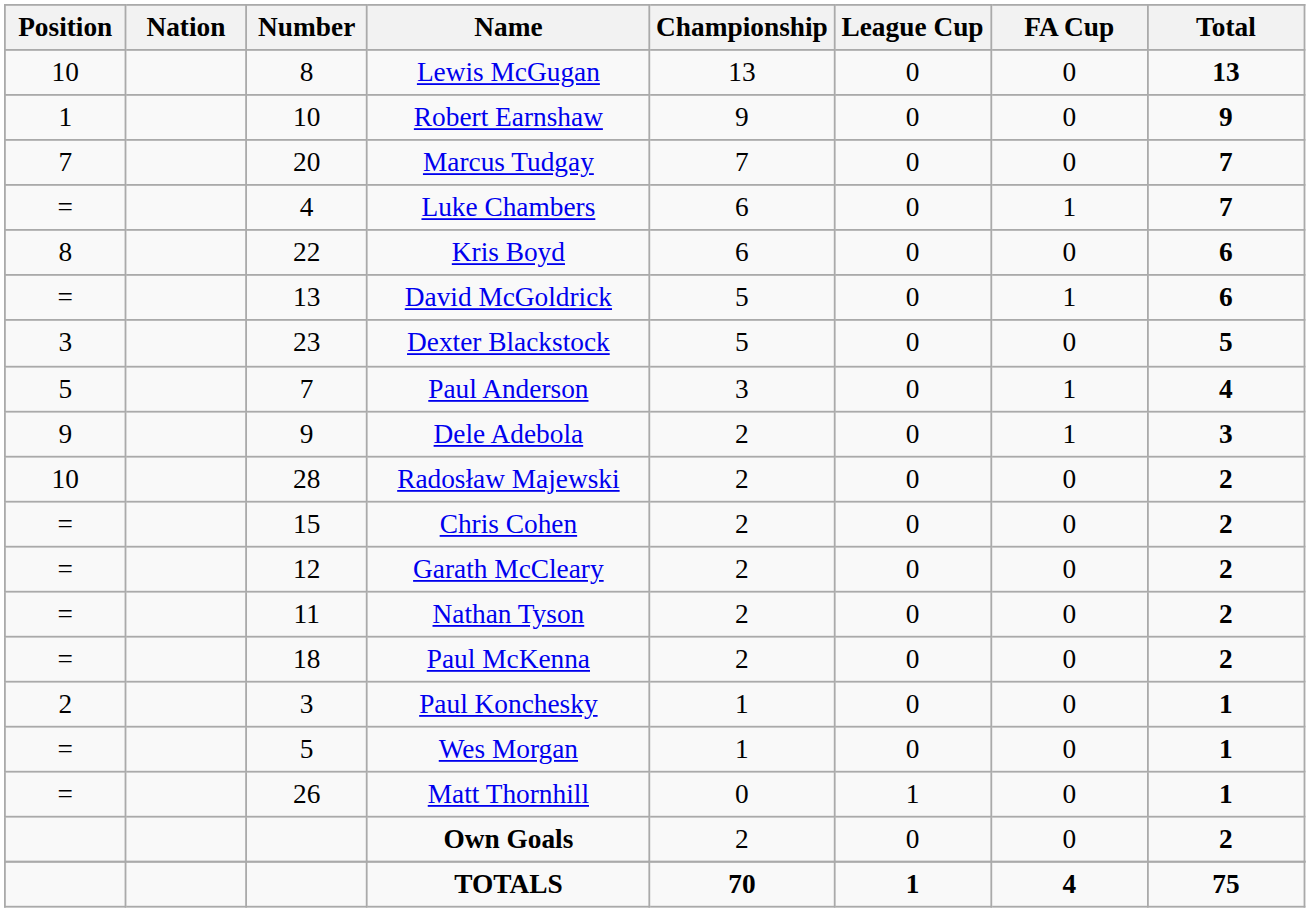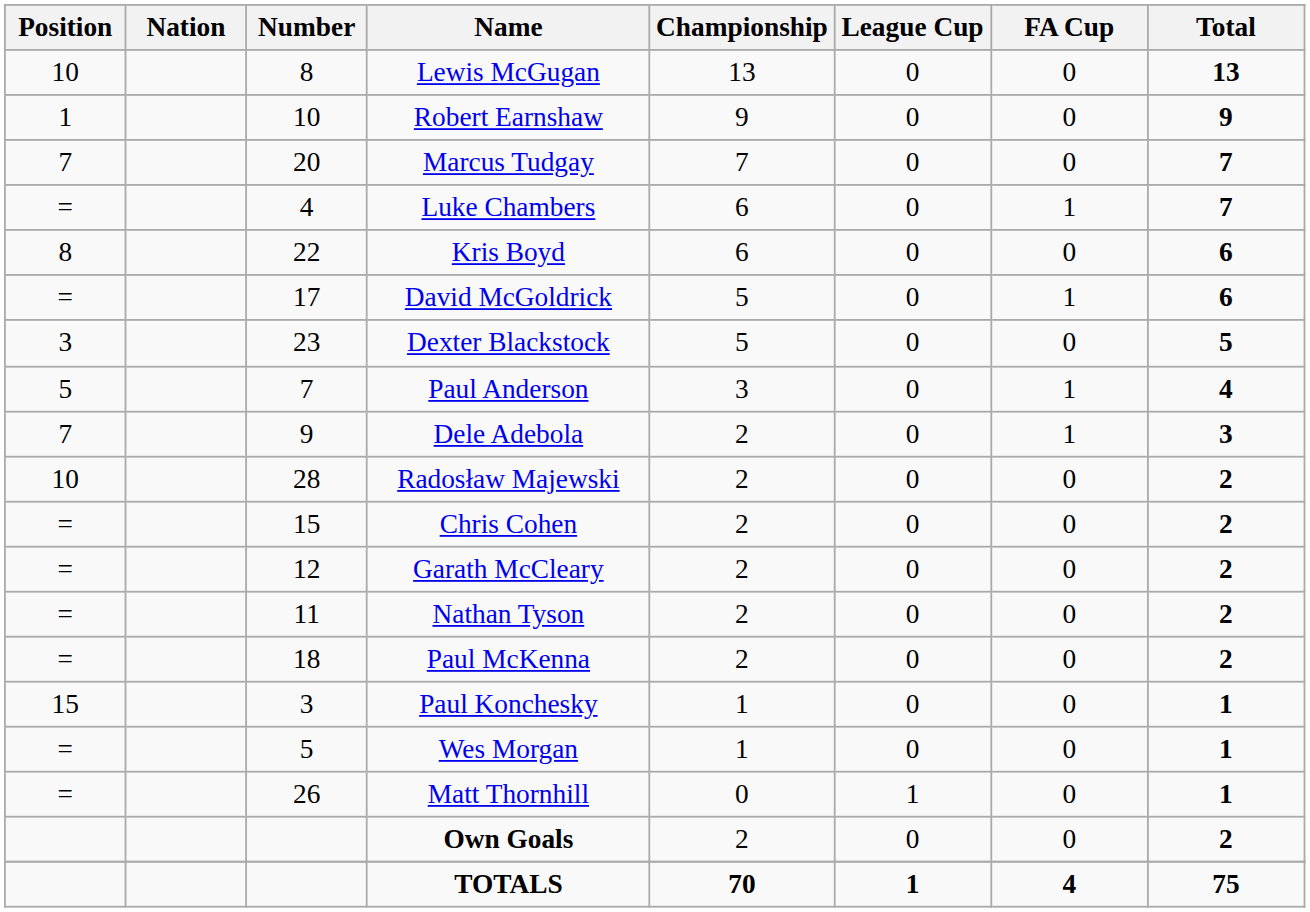(307, 297) 13 -> (307, 297) 17
(65, 433) 9 -> (65, 433) 7
(65, 703) 2 -> (65, 703) 15
